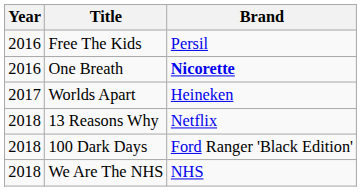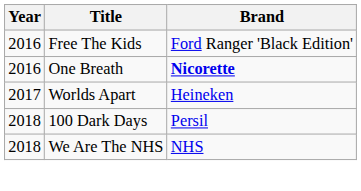(189, 43) Persil -> (262, 43) Ford Ranger 'Black Edition'
- row: (104, 120)
(262, 146) Ford Ranger 'Black Edition' -> (189, 120) Persil
